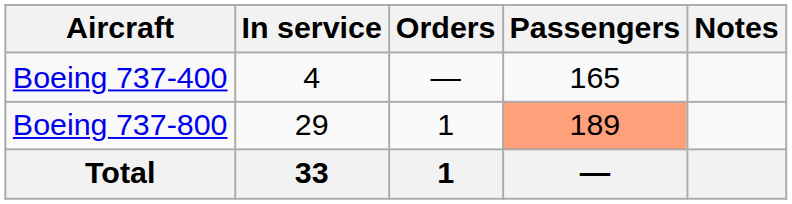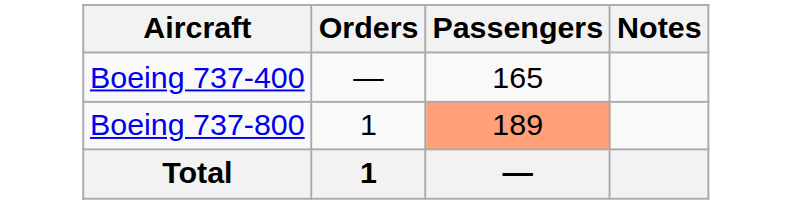- column: (312, 28)
